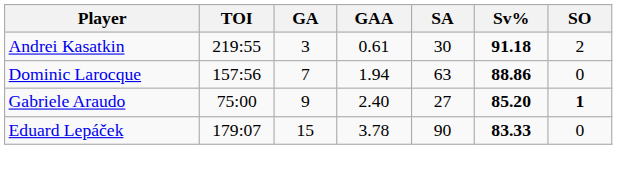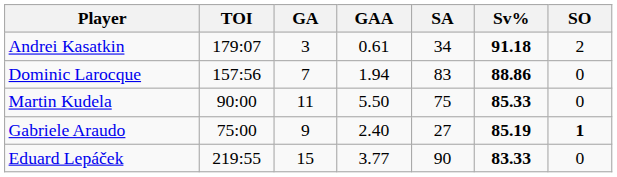(237, 46) 219:55 -> (237, 46) 179:07
(443, 46) 30 -> (443, 46) 34
(443, 74) 63 -> (443, 74) 83
+ row: (60, 102)
(511, 102) 85.20 -> (511, 130) 85.19
(237, 130) 179:07 -> (237, 158) 219:55
(374, 130) 3.78 -> (374, 158) 3.77
